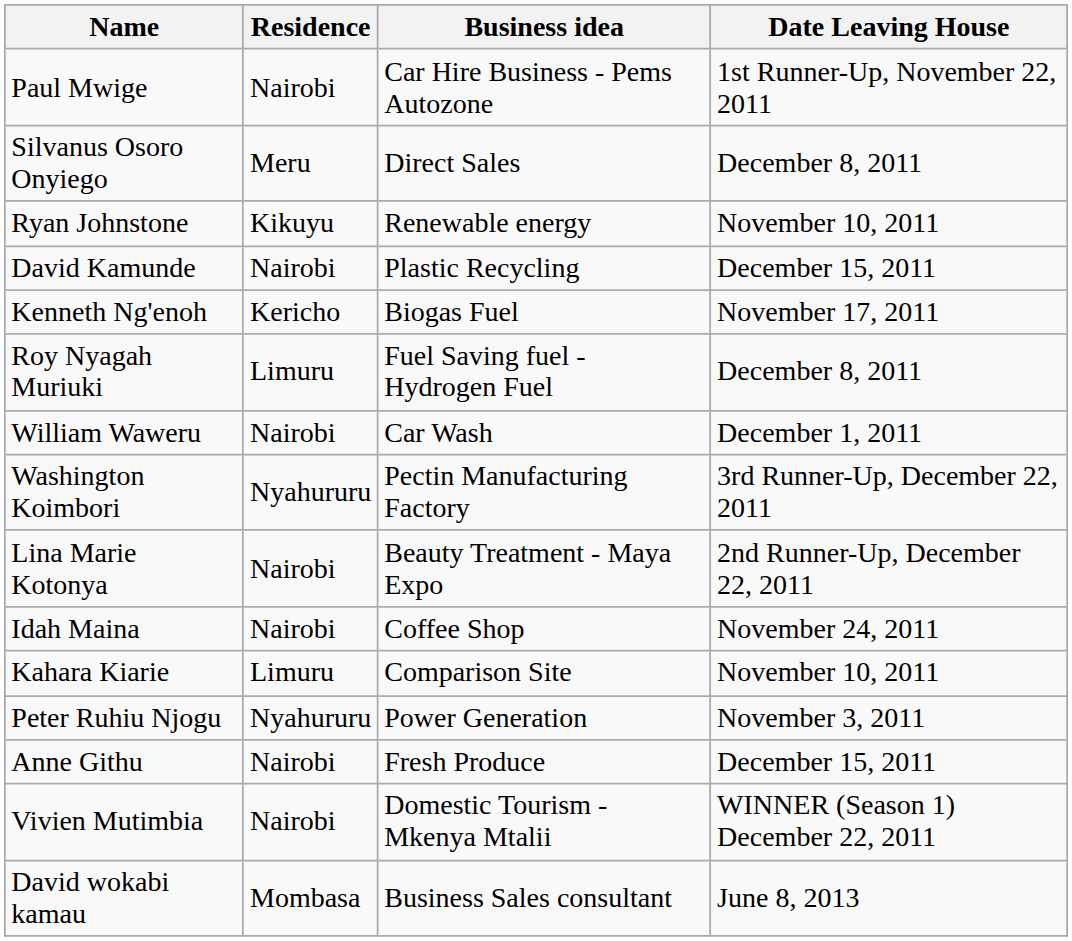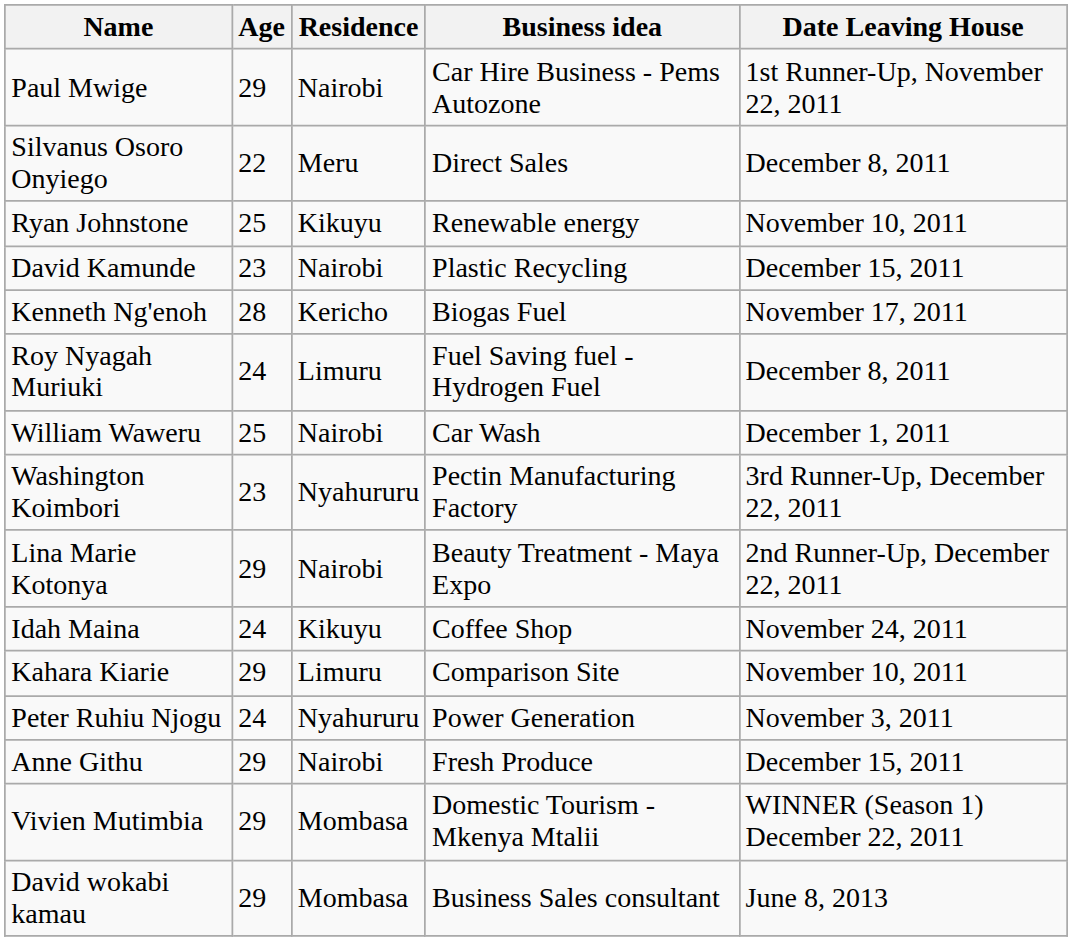+ column: (262, 26)
(293, 628) Nairobi -> (340, 628) Kikuyu
(293, 821) Nairobi -> (353, 821) Mombasa
